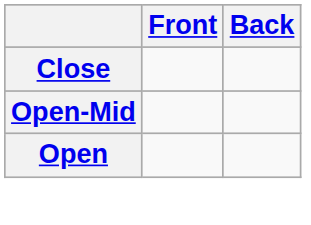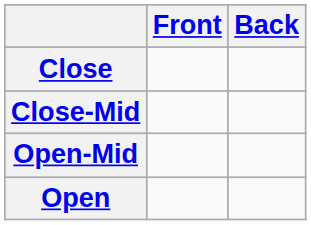+ row: (76, 111)
